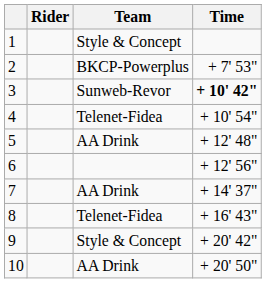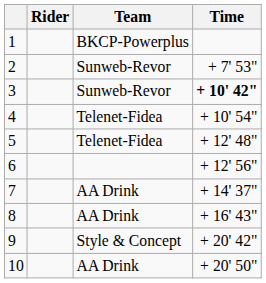(129, 41) Style & Concept -> (133, 41) BKCP-Powerplus
(133, 66) BKCP-Powerplus -> (124, 66) Sunweb-Revor
(108, 141) AA Drink -> (120, 141) Telenet-Fidea
(120, 215) Telenet-Fidea -> (108, 215) AA Drink
